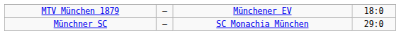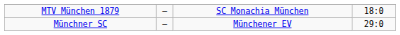(262, 11) Münchener EV -> (262, 11) SC Monachia München
(262, 24) SC Monachia München -> (262, 24) Münchener EV
